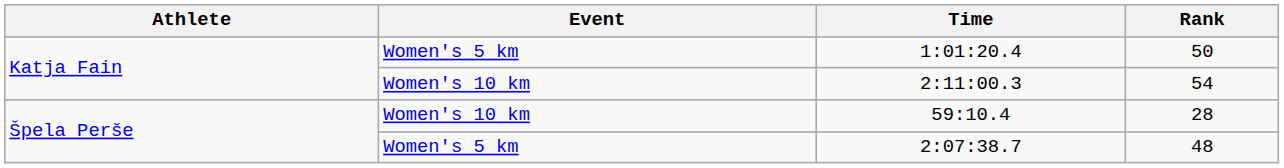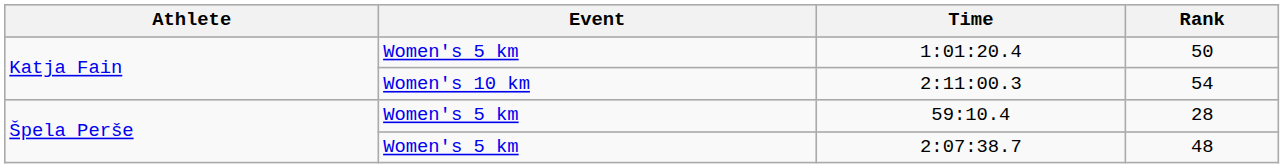(457, 115) Women's 10 km -> (451, 115) Women's 5 km
